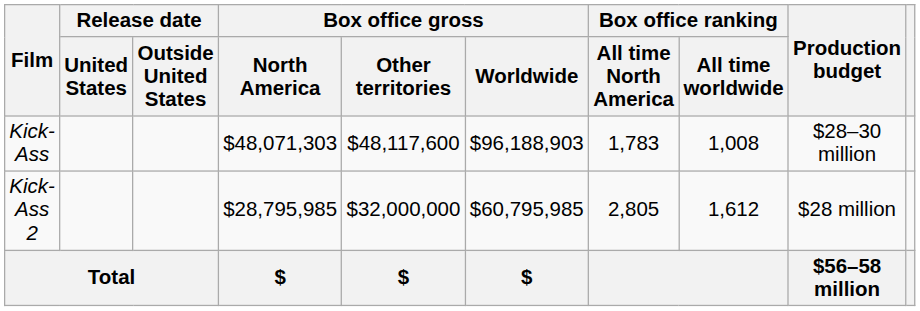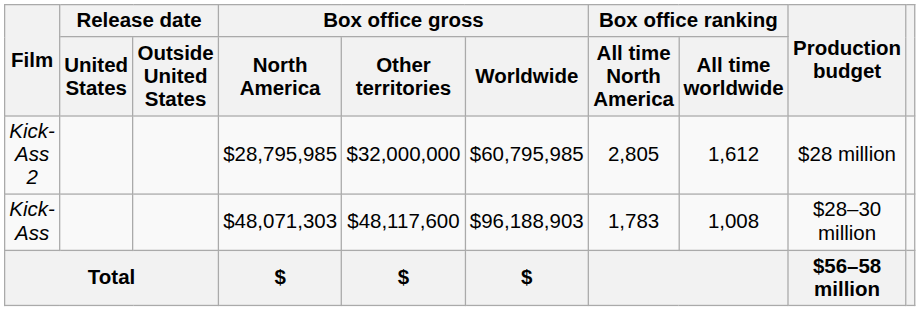rows swapped: (32, 143) <-> (32, 210)
